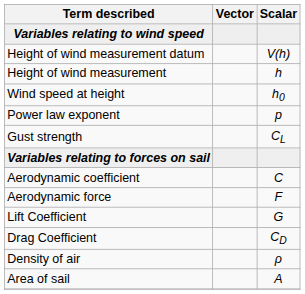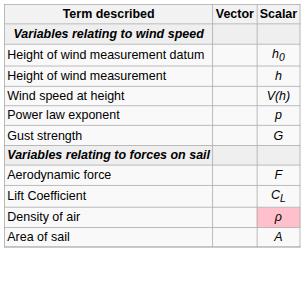(278, 53) V(h) -> (278, 55) h0
(278, 95) h0 -> (278, 96) V(h)
(278, 137) CL -> (278, 135) G
- row: (73, 177)
(278, 217) G -> (278, 196) CL
- row: (52, 238)
(278, 259) no background -> (278, 217) pink background
